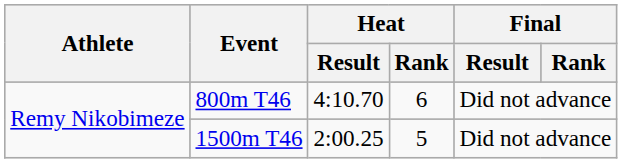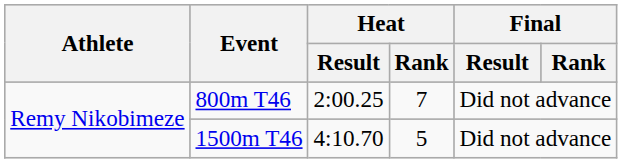(349, 100) 4:10.70 -> (349, 100) 2:00.25
(422, 100) 6 -> (422, 100) 7
(349, 138) 2:00.25 -> (349, 138) 4:10.70
